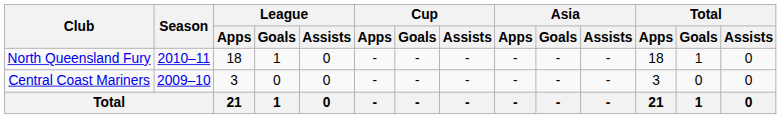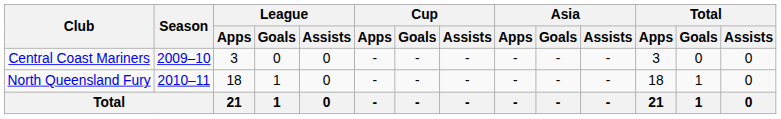rows swapped: (79, 80) <-> (79, 59)
